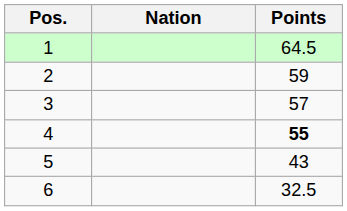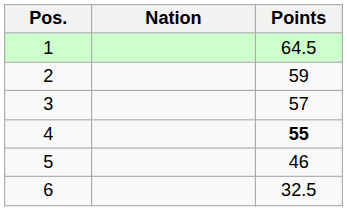(299, 162) 43 -> (299, 162) 46
